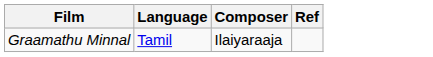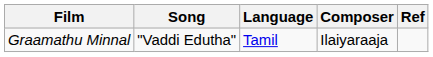+ column: (187, 16)
